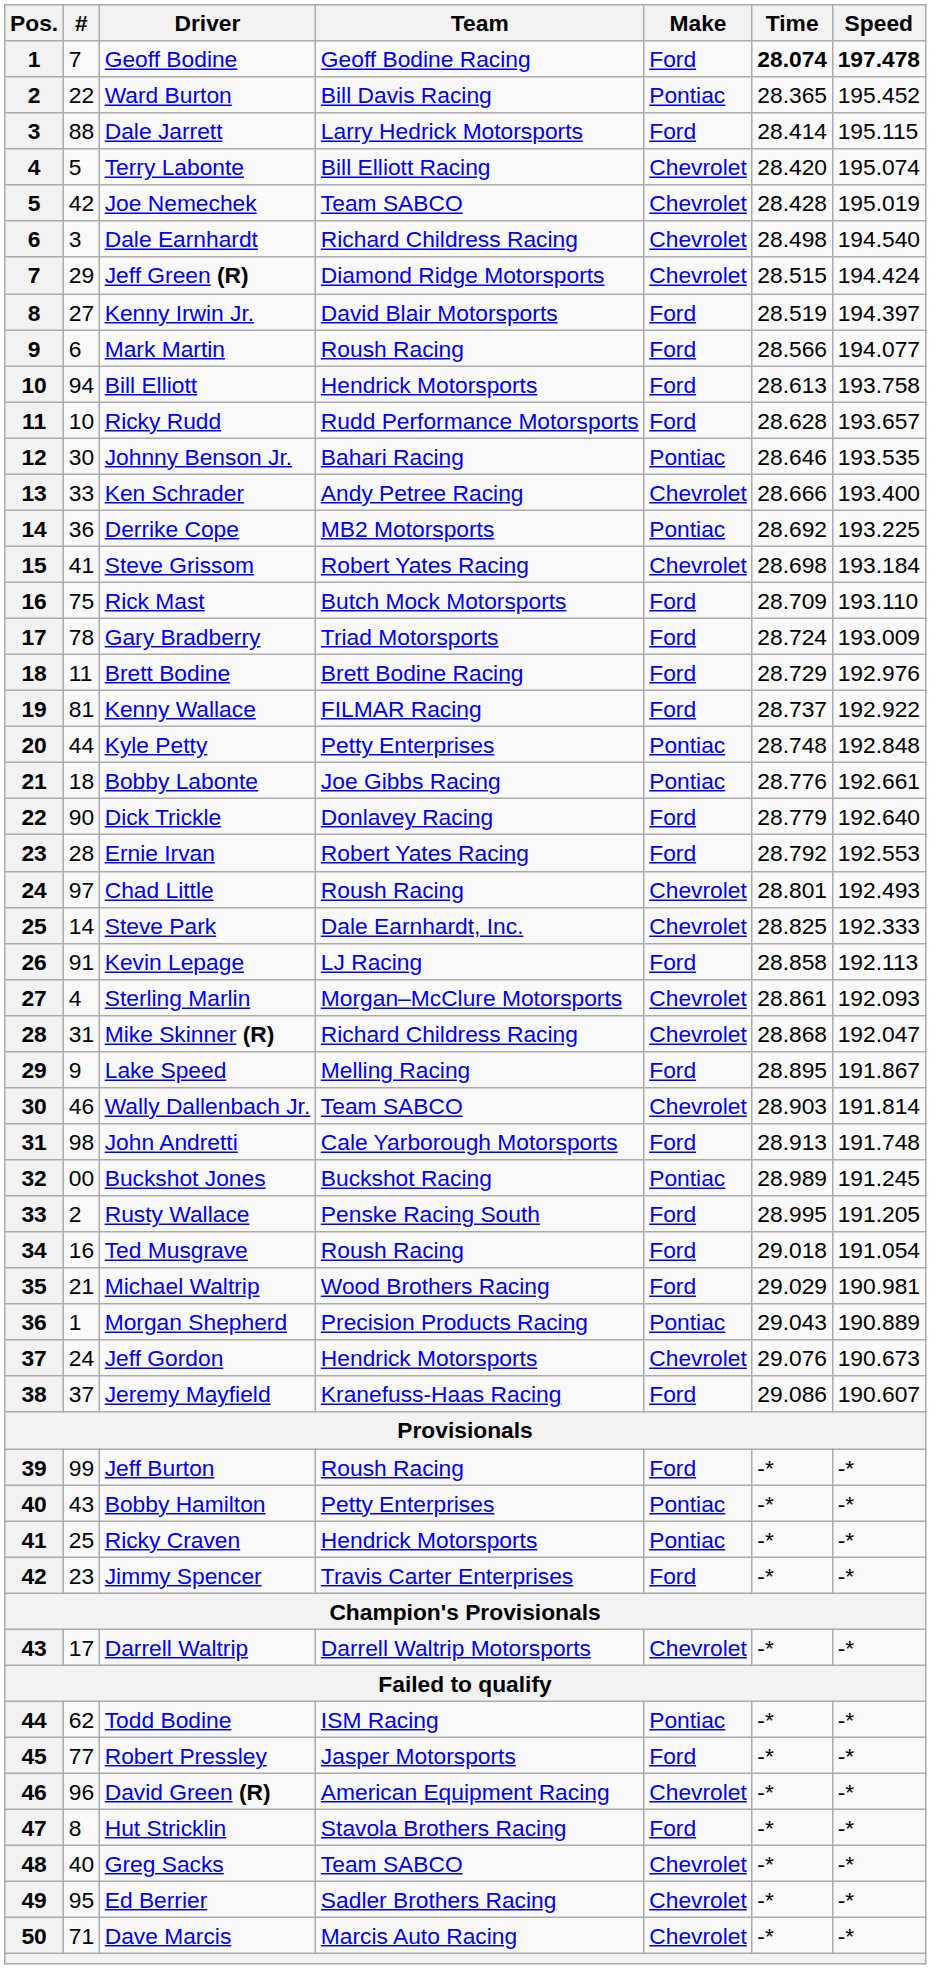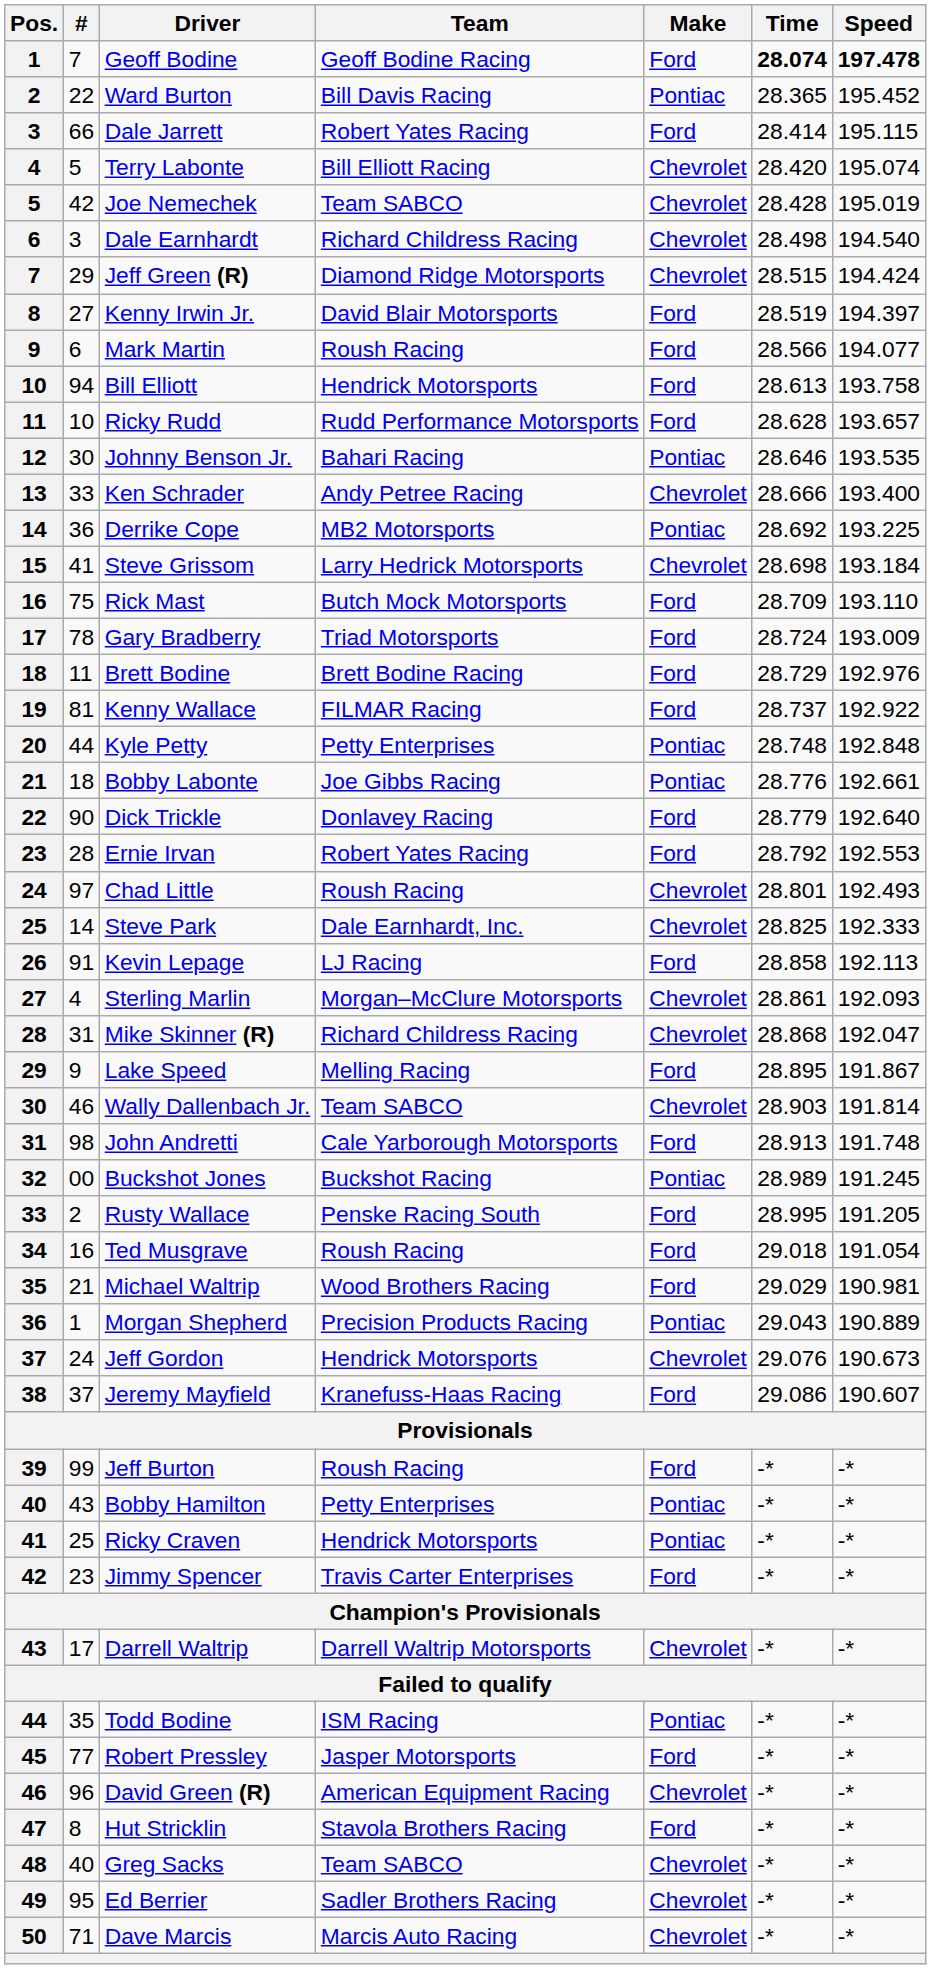(81, 131) 88 -> (81, 131) 66
(452, 131) Larry Hedrick Motorsports -> (425, 131) Robert Yates Racing
(425, 564) Robert Yates Racing -> (452, 564) Larry Hedrick Motorsports
(81, 1719) 62 -> (81, 1719) 35
